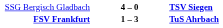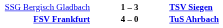(130, 7) 4 – 0 -> (130, 7) 1 – 3
(130, 19) 1 – 3 -> (130, 19) 4 – 0
